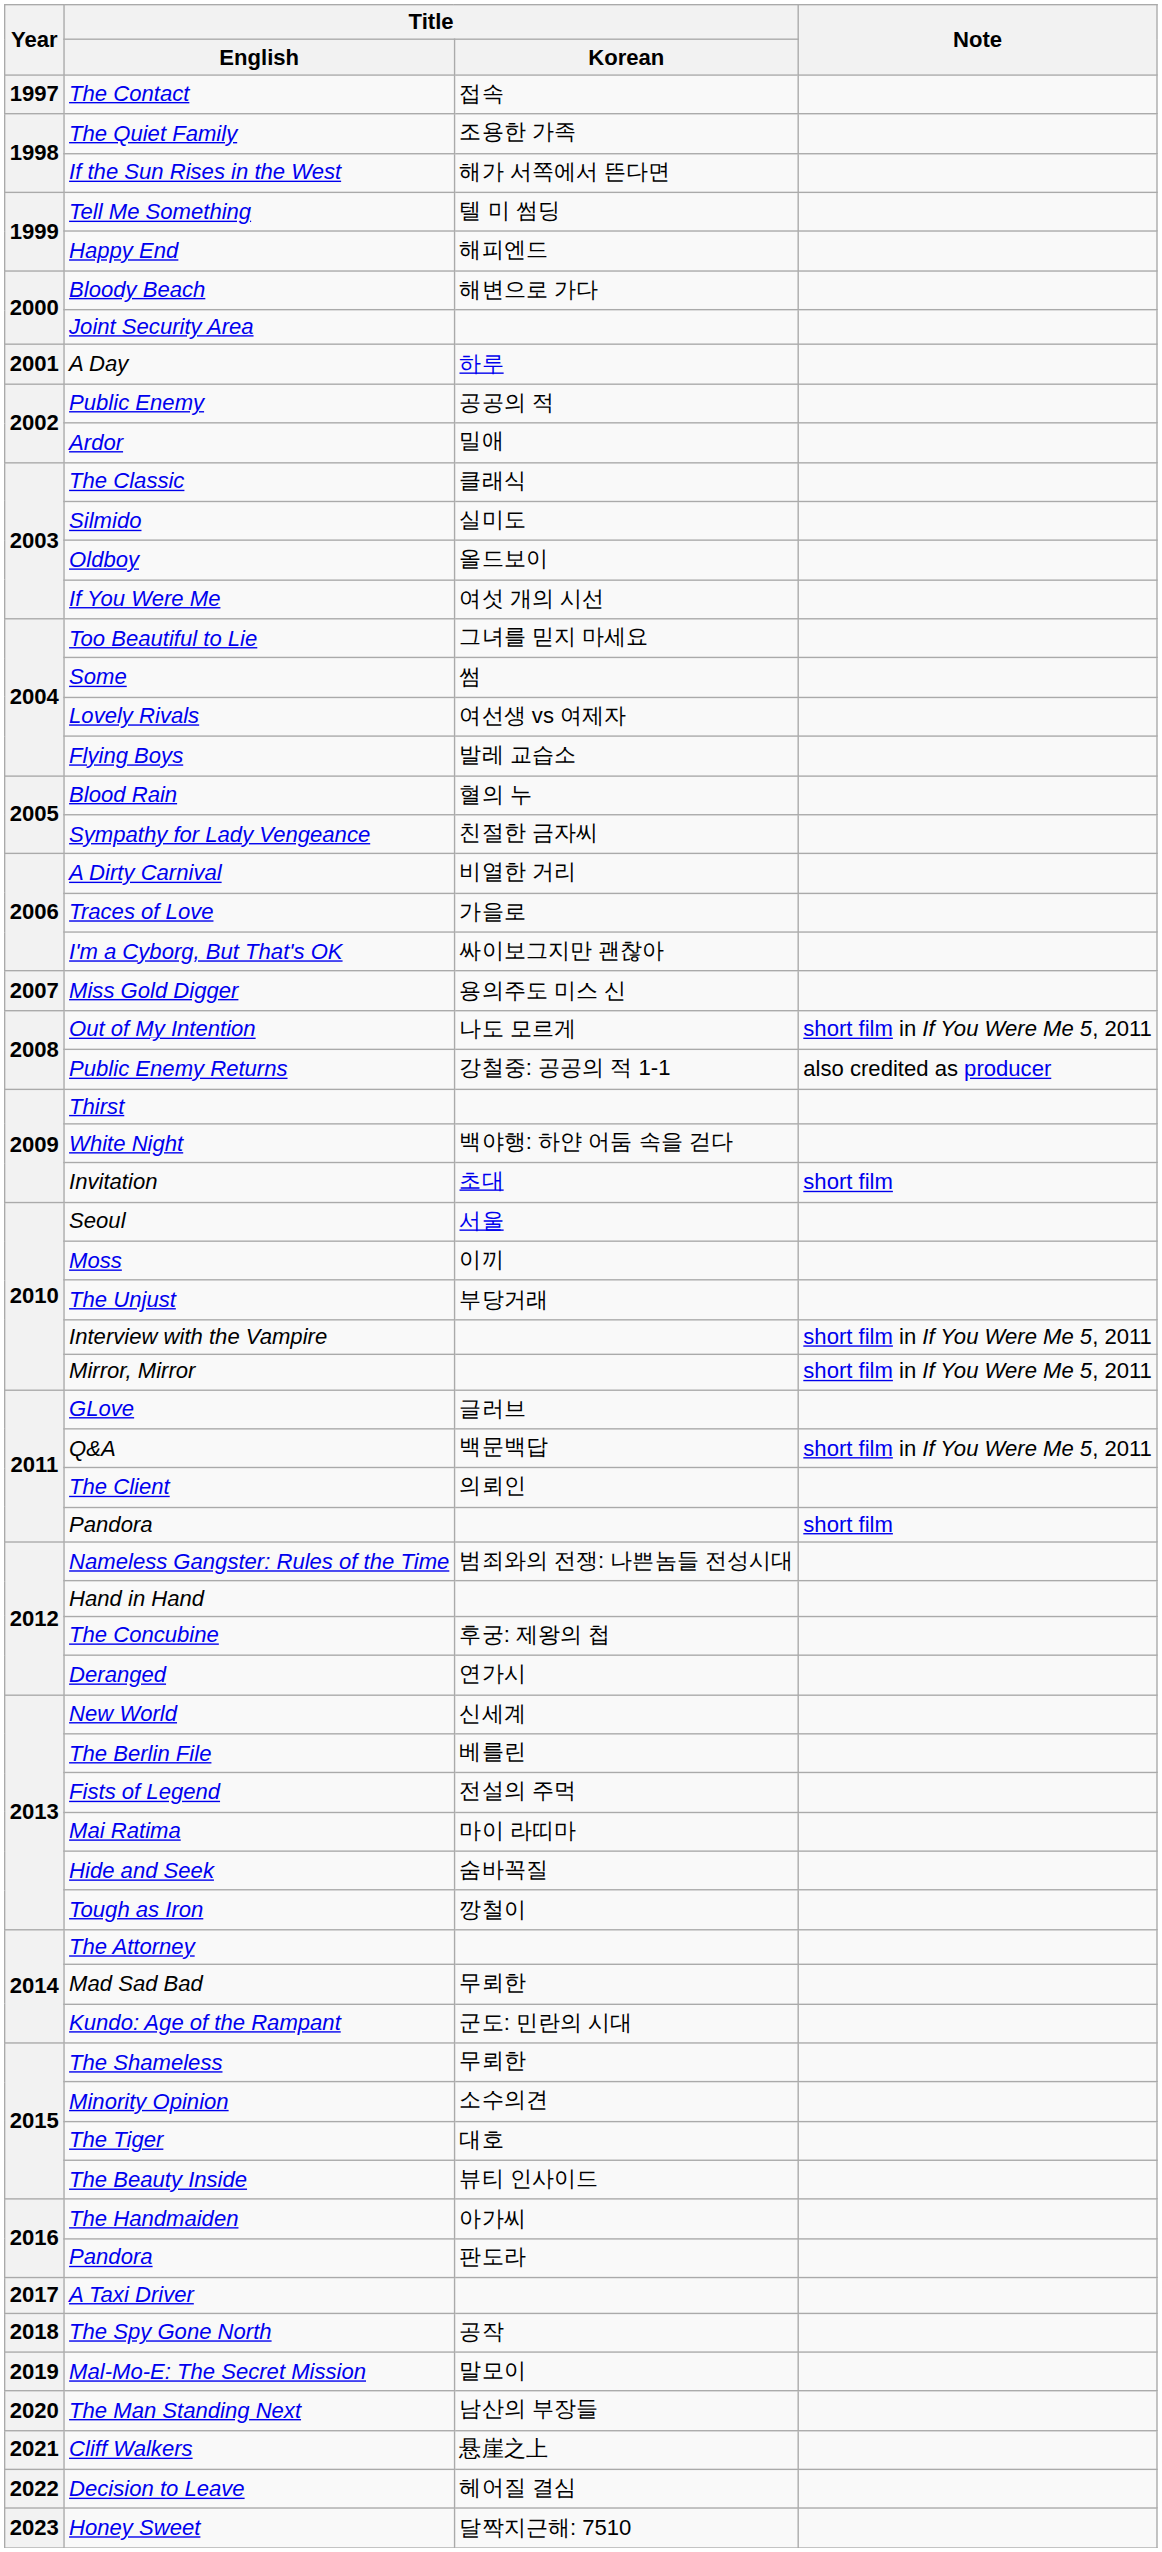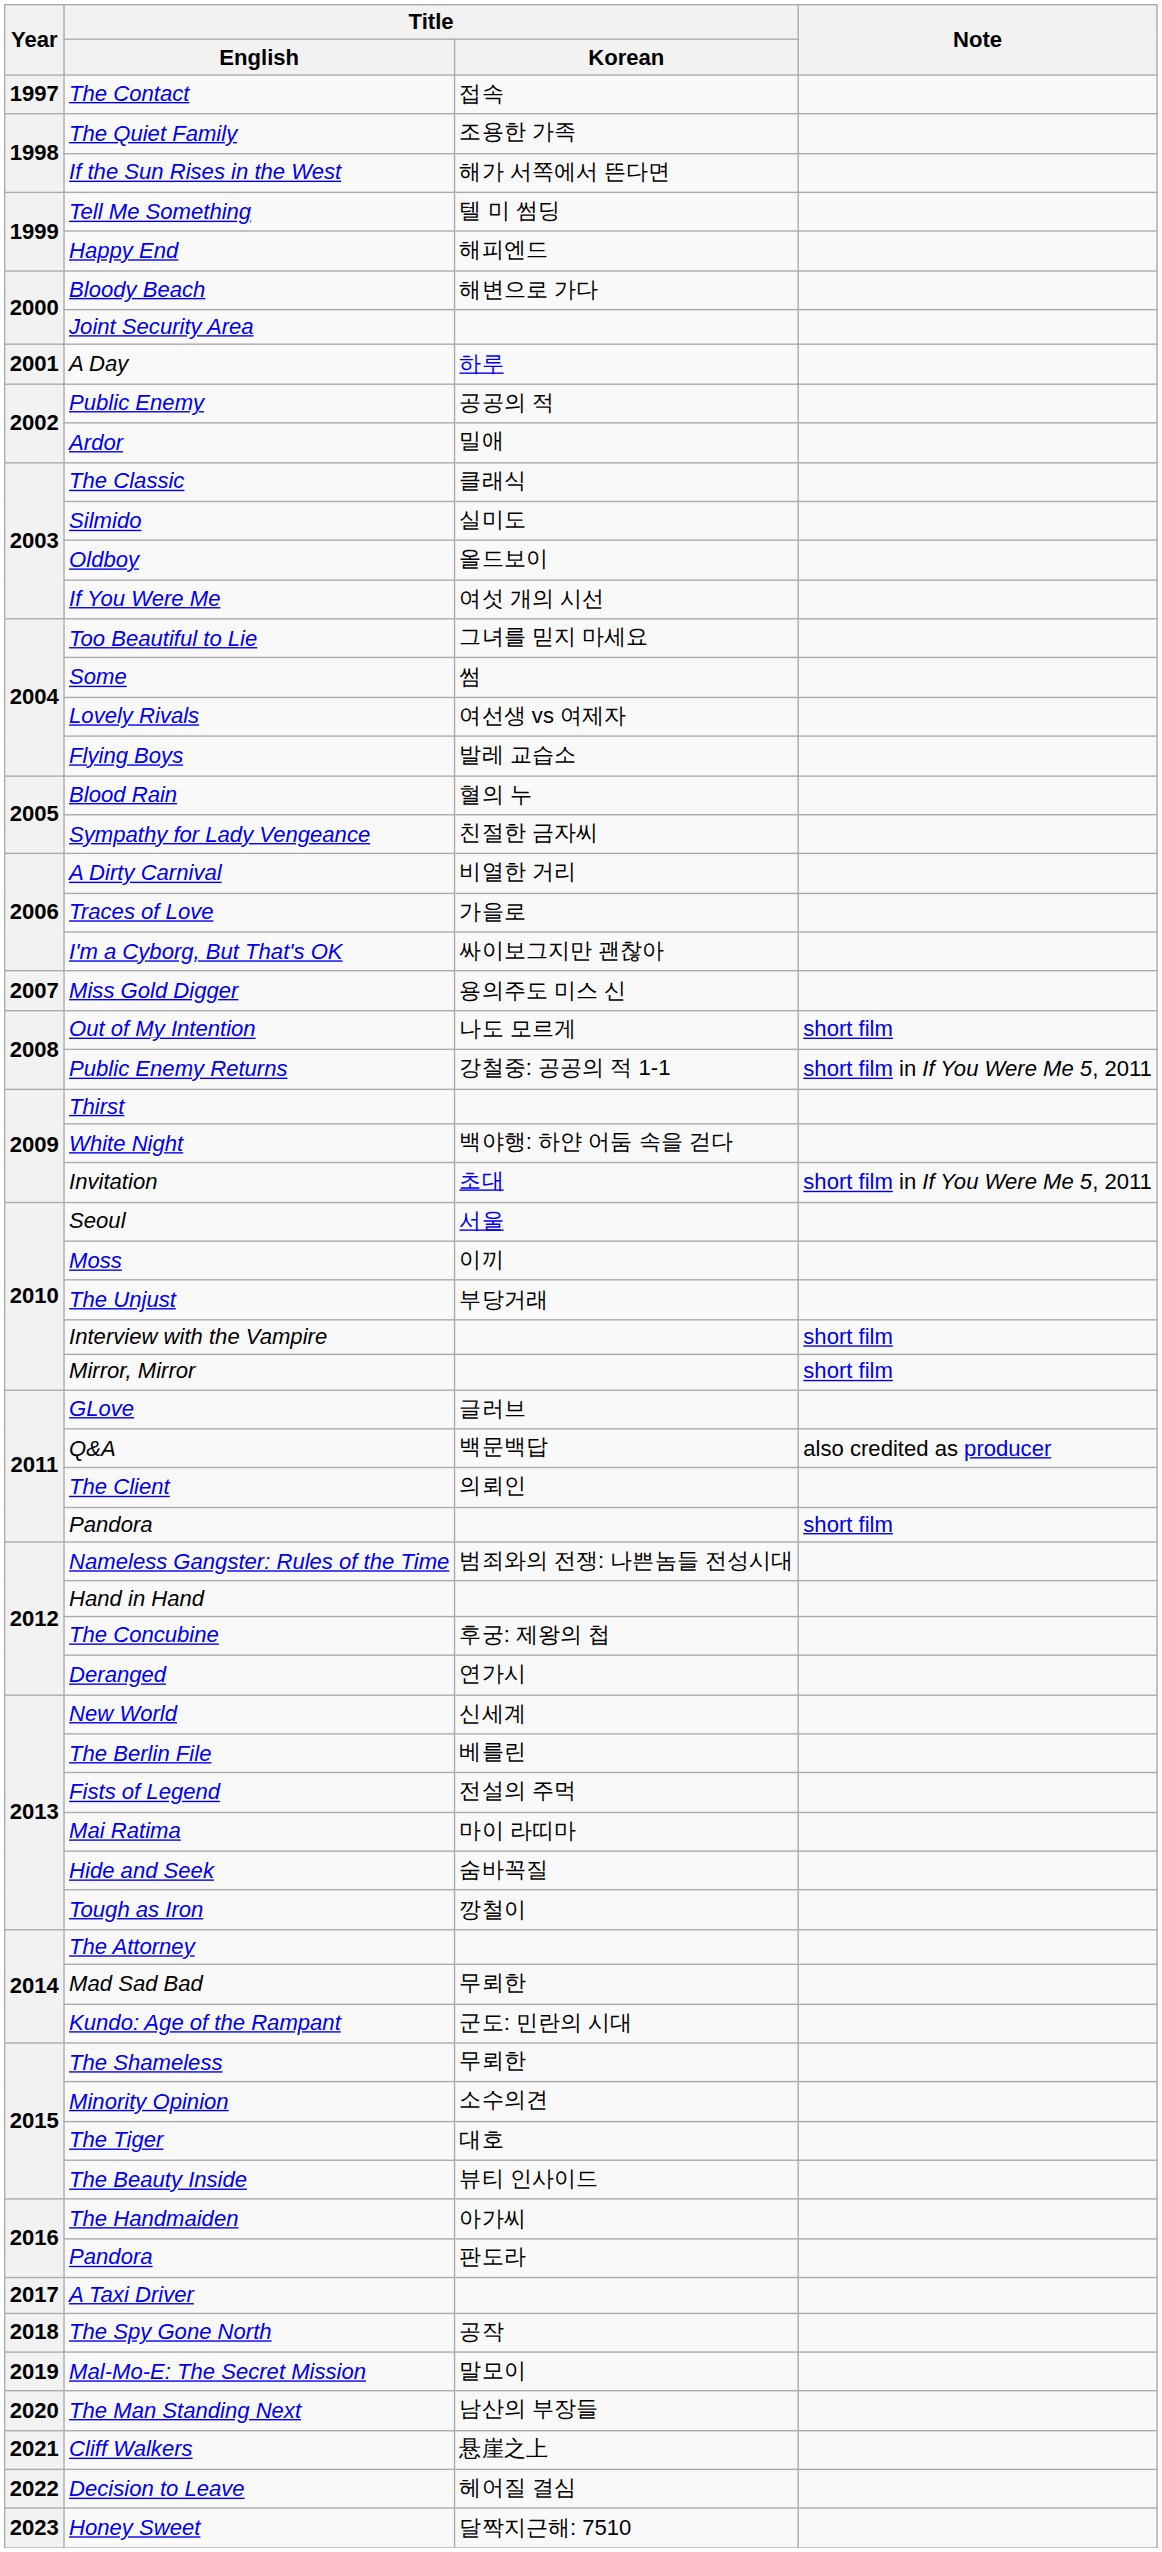(978, 1029) short film in If You Were Me 5, 2011 -> (848, 1029) short film
(927, 1068) also credited as producer -> (978, 1068) short film in If You Were Me 5, 2011
(848, 1182) short film -> (978, 1182) short film in If You Were Me 5, 2011
(978, 1336) short film in If You Were Me 5, 2011 -> (848, 1336) short film
(978, 1371) short film in If You Were Me 5, 2011 -> (848, 1371) short film
(978, 1448) short film in If You Were Me 5, 2011 -> (927, 1448) also credited as producer
